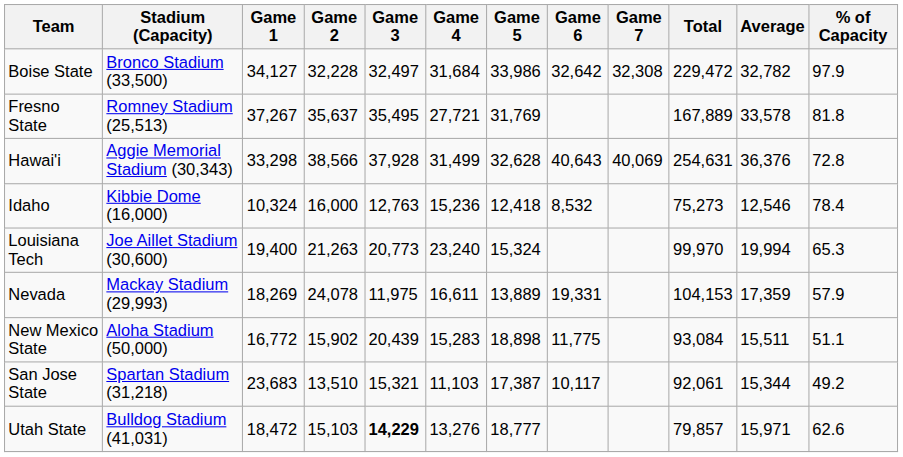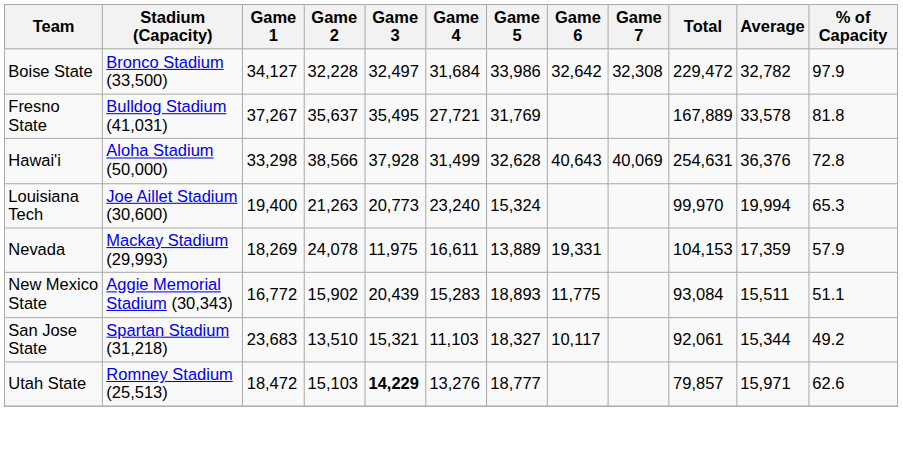(170, 116) Romney Stadium (25,513) -> (166, 116) Bulldog Stadium (41,031)
(170, 160) Aggie Memorial Stadium (30,343) -> (160, 160) Aloha Stadium (50,000)
- row: (29, 205)
(160, 339) Aloha Stadium (50,000) -> (170, 294) Aggie Memorial Stadium (30,343)
(516, 339) 18,898 -> (516, 294) 18,893
(516, 384) 17,387 -> (516, 339) 18,327
(166, 428) Bulldog Stadium (41,031) -> (170, 384) Romney Stadium (25,513)
